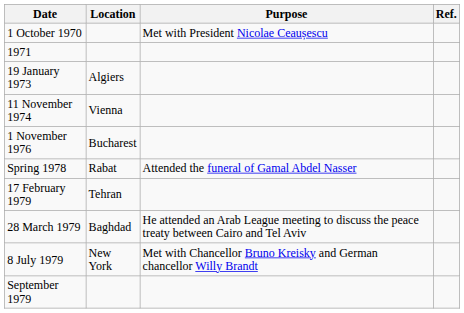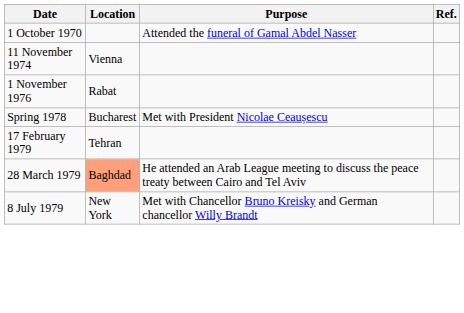(235, 33) Met with President Nicolae Ceaușescu -> (249, 33) Attended the funeral of Gamal Abdel Nasser
- row: (19, 52)
- row: (33, 77)
(113, 142) Bucharest -> (102, 91) Rabat
(103, 168) Rabat -> (112, 117) Bucharest
(250, 168) Attended the funeral of Gamal Abdel Nasser -> (235, 117) Met with President Nicolae Ceaușescu
(110, 227) no background -> (110, 175) lightsalmon background
- row: (33, 292)
